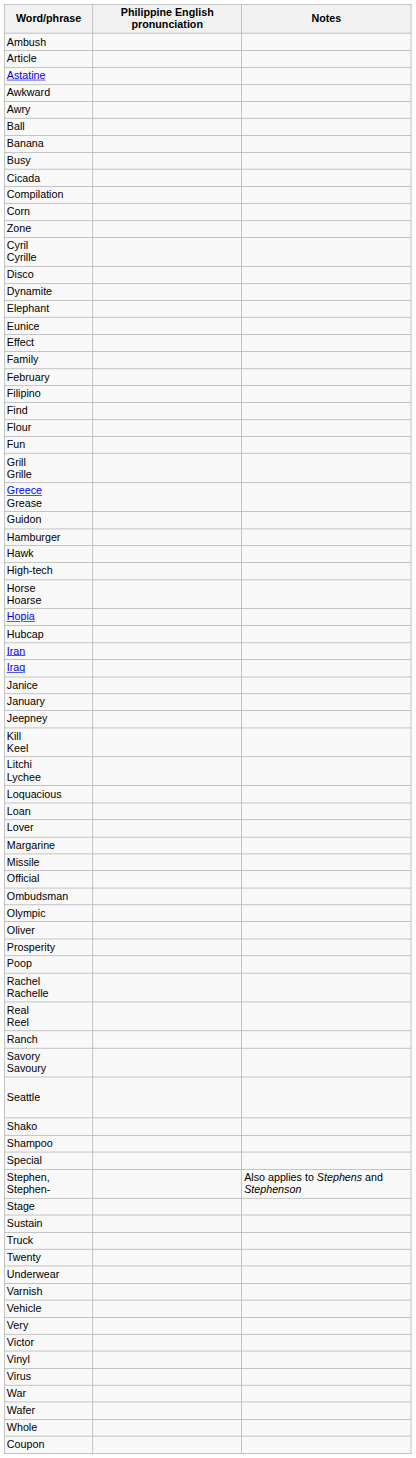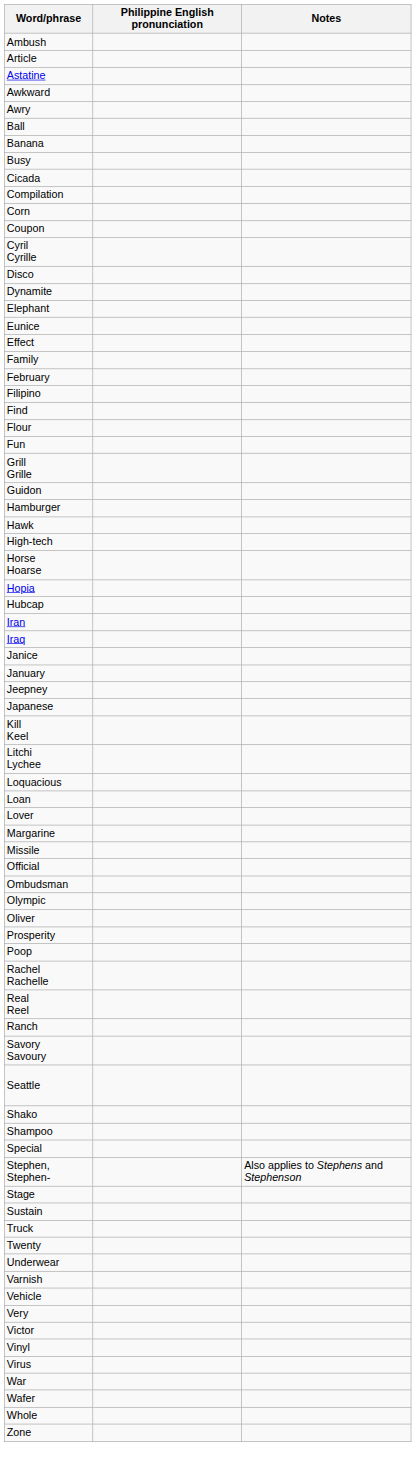rows swapped: (26, 1444) <-> (19, 229)
- row: (24, 497)
+ row: (30, 707)
